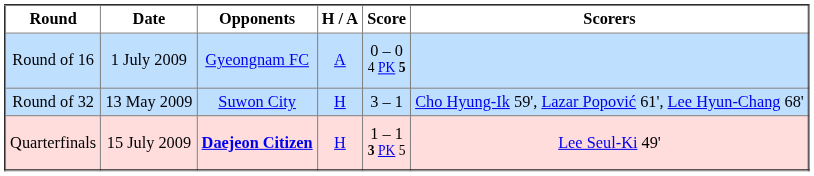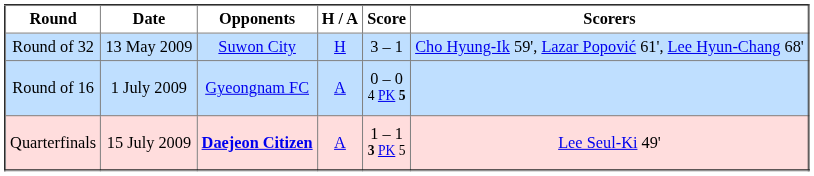rows swapped: (53, 101) <-> (53, 60)
(340, 142) H -> (340, 142) A
